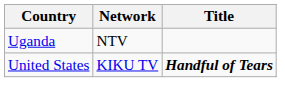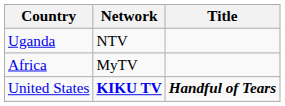+ row: (27, 64)
(127, 64) normal -> (129, 88) bold
